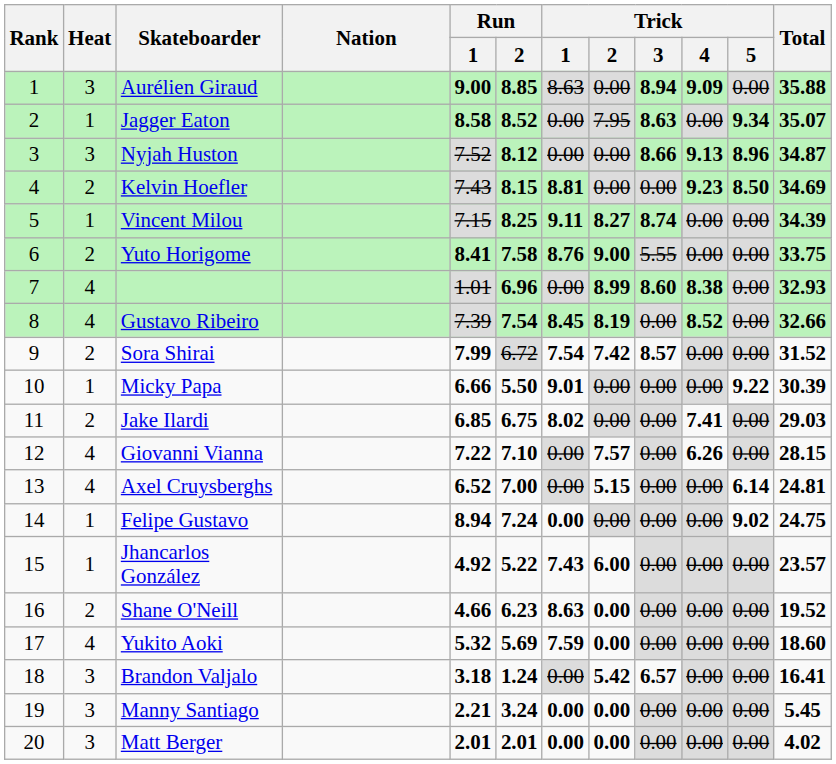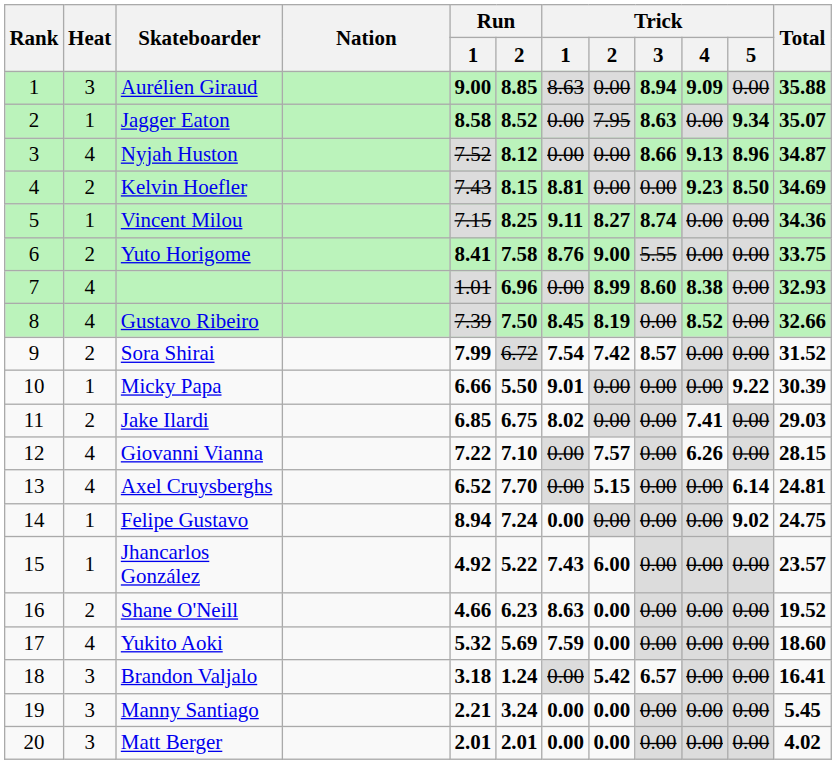(90, 154) 3 -> (90, 154) 4
(803, 220) 34.39 -> (803, 220) 34.36
(519, 320) 7.54 -> (519, 320) 7.50
(519, 486) 7.00 -> (519, 486) 7.70
